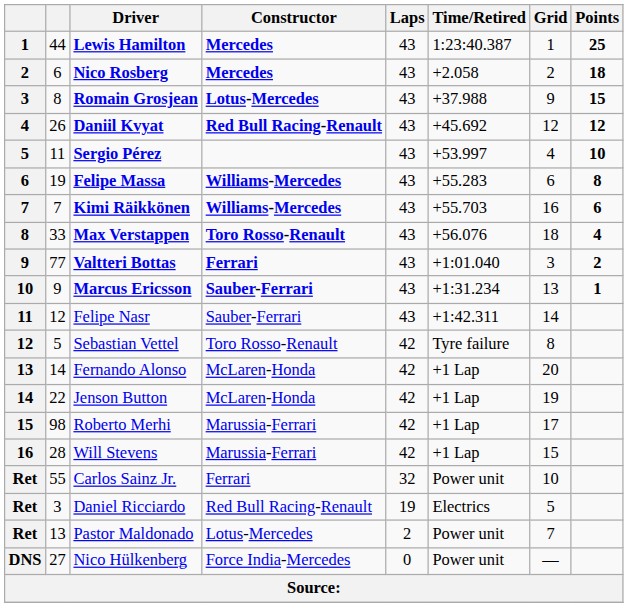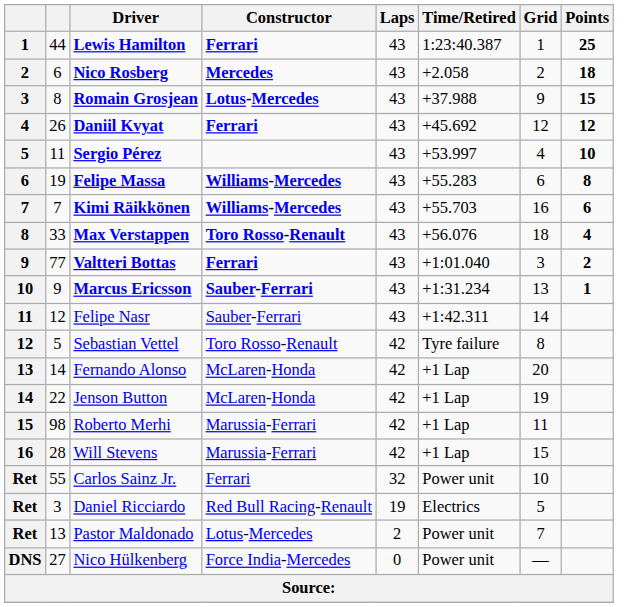(239, 44) Mercedes -> (232, 44) Ferrari
(294, 126) Red Bull Racing-Renault -> (232, 126) Ferrari
(551, 424) 17 -> (541, 424) 11
